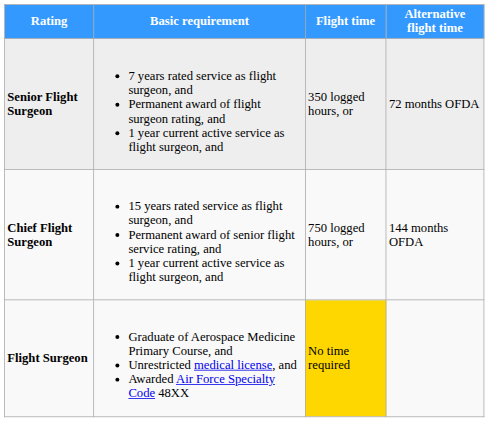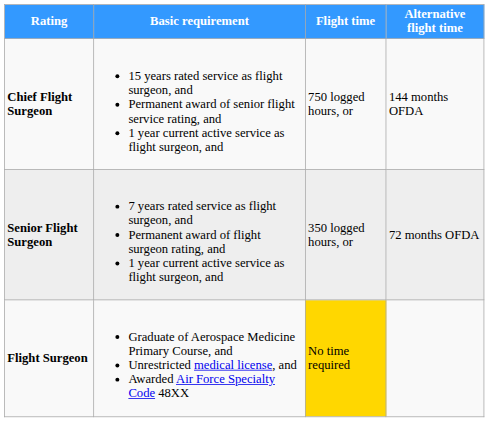rows swapped: (40, 234) <-> (42, 104)
